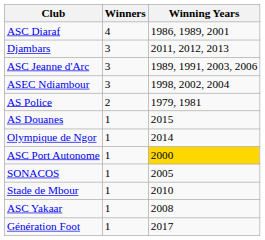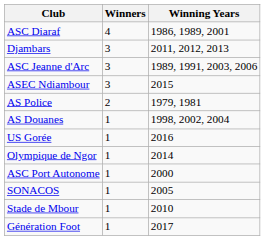(190, 84) 1998, 2002, 2004 -> (162, 84) 2015
(162, 119) 2015 -> (190, 119) 1998, 2002, 2004
+ row: (29, 137)
(162, 155) gold background -> (162, 173) no background
- row: (35, 208)
